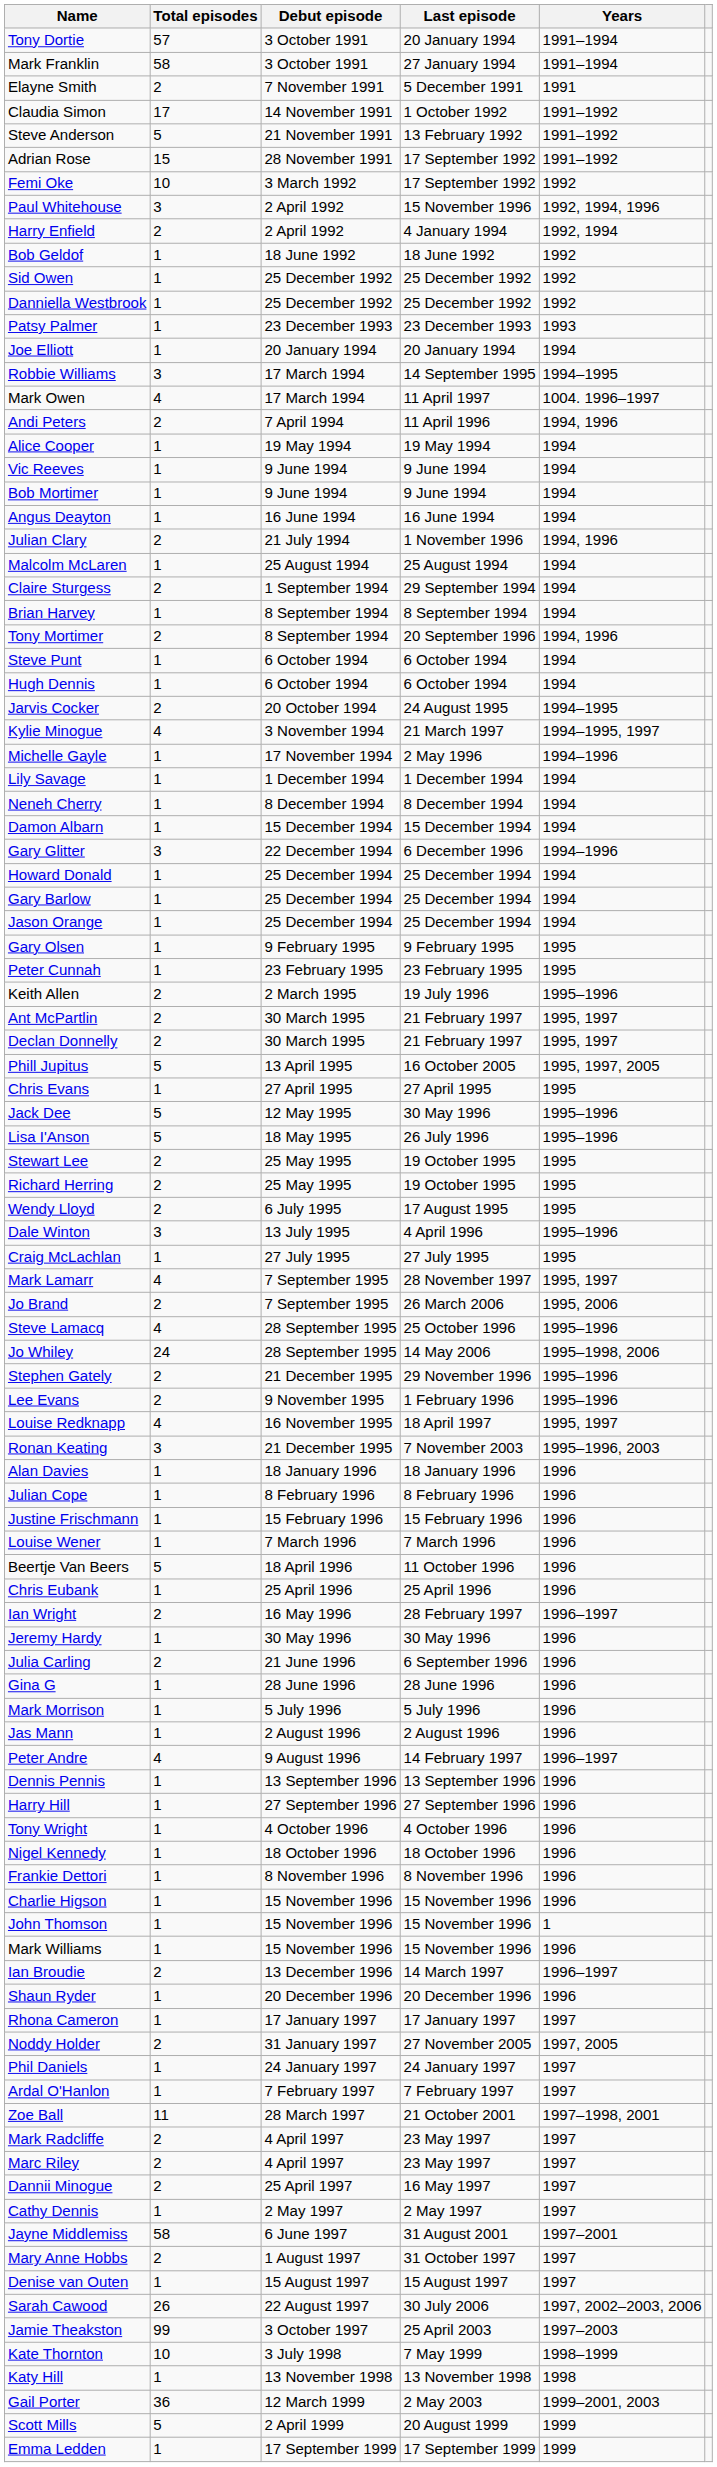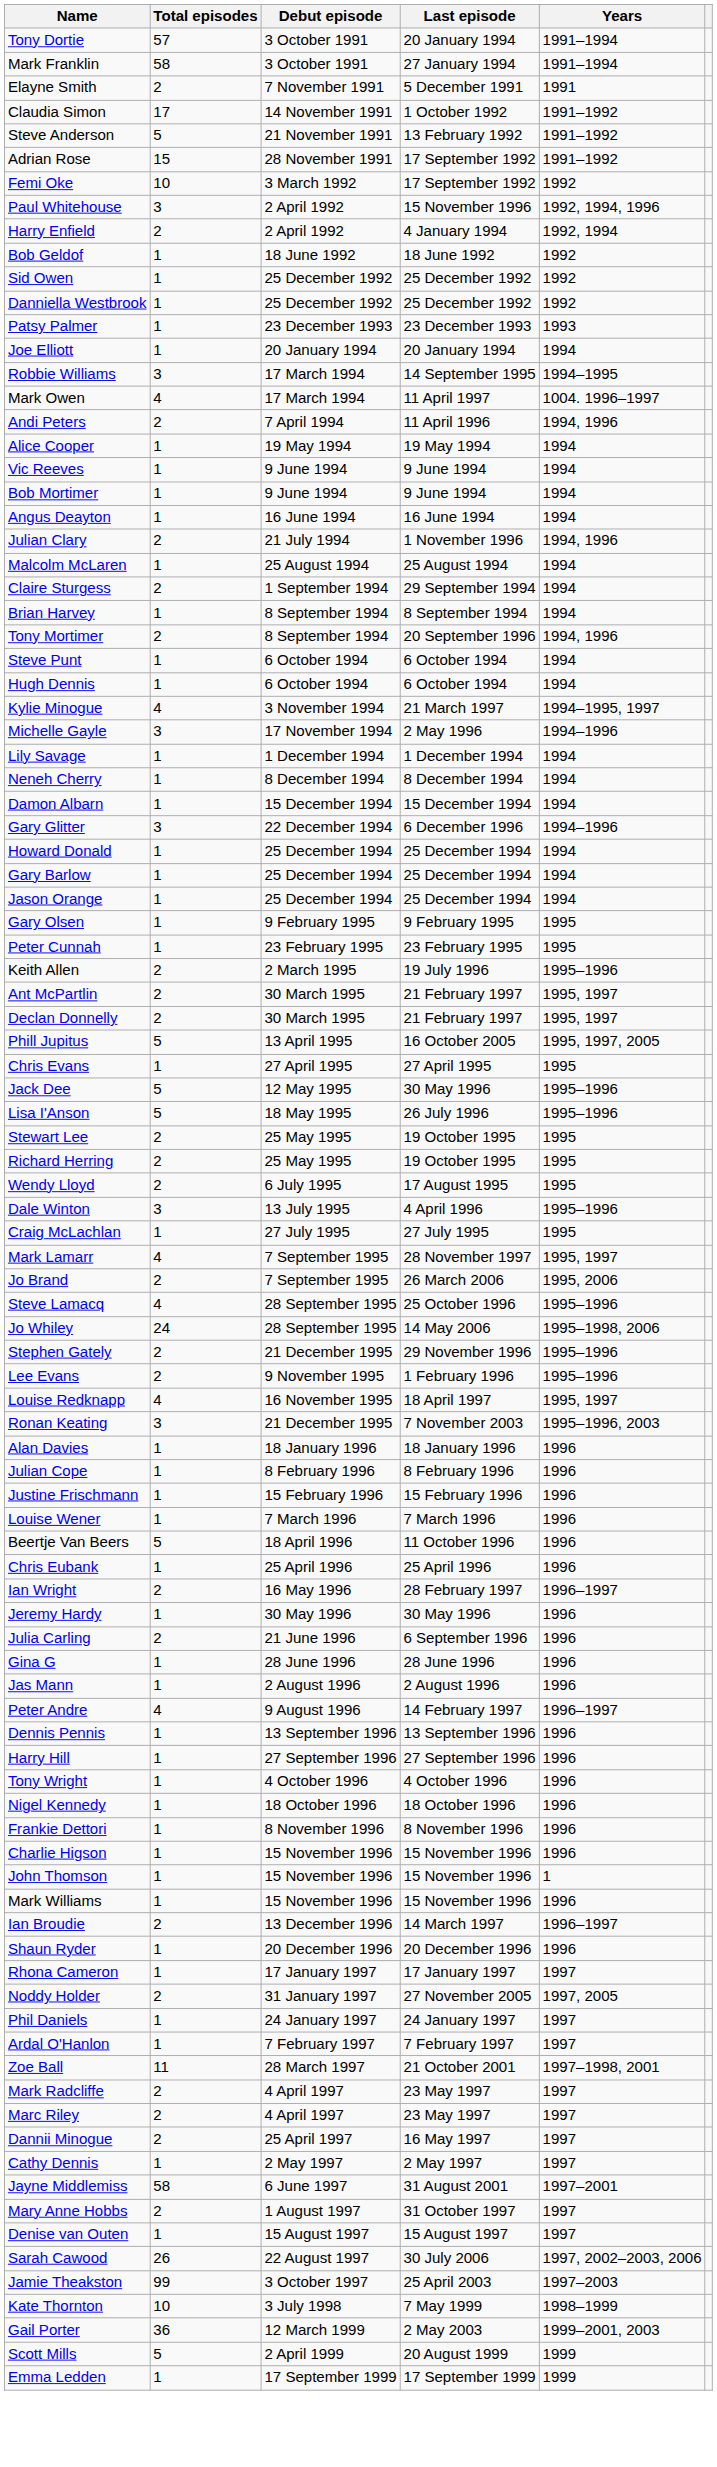- row: (53, 708)
(158, 755) 1 -> (158, 732) 3
- row: (56, 1709)
- row: (36, 2377)
